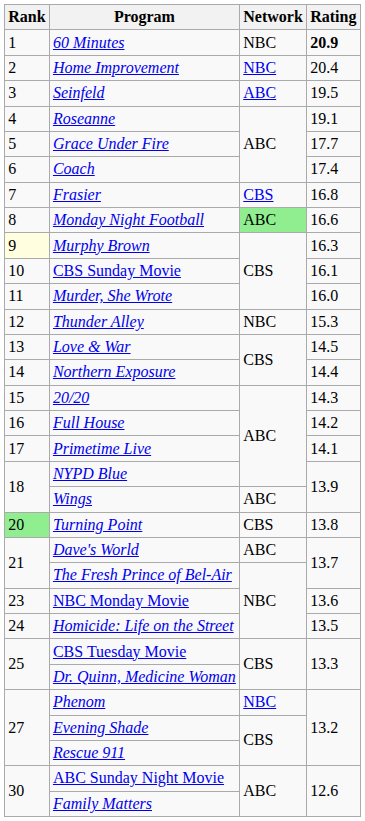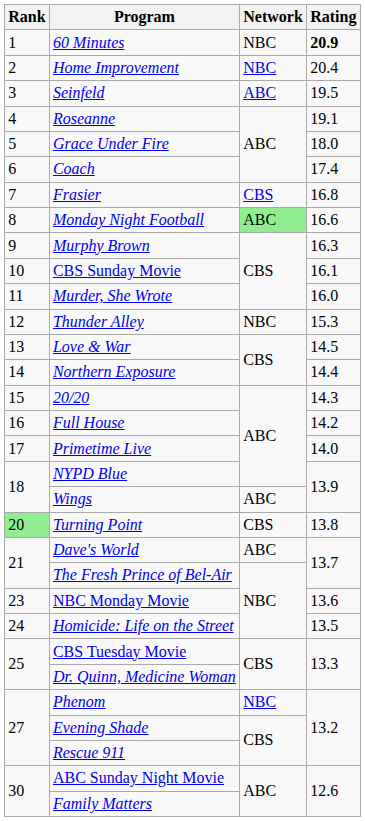(324, 144) 17.7 -> (324, 144) 18.0
(12, 245) lightyellow background -> (12, 245) no background
(324, 448) 14.1 -> (324, 448) 14.0
